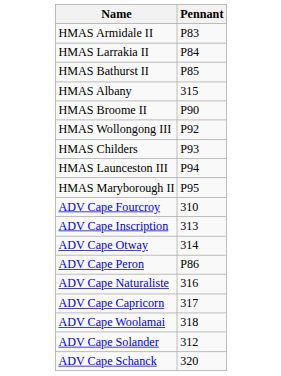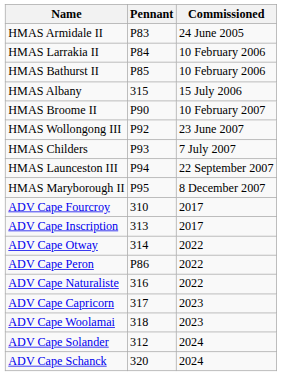+ column: (226, 14)
